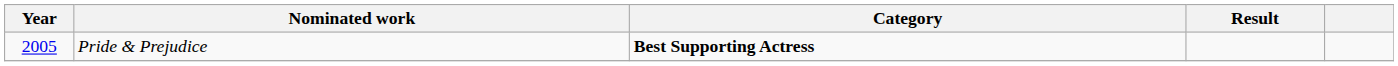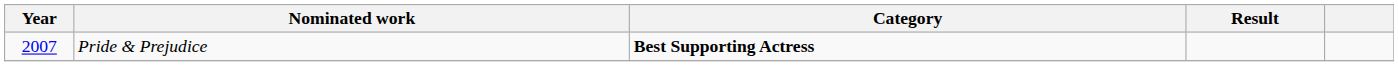(39, 46) 2005 -> (39, 46) 2007
